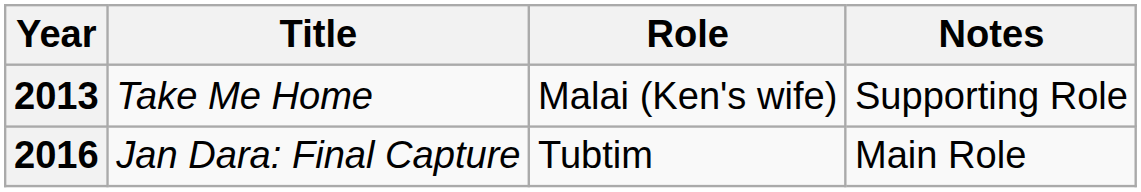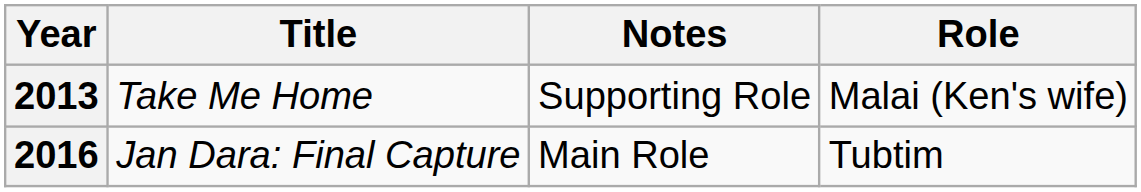columns swapped: (688, 34) <-> (991, 34)
